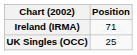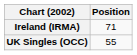(111, 42) 25 -> (111, 42) 55
